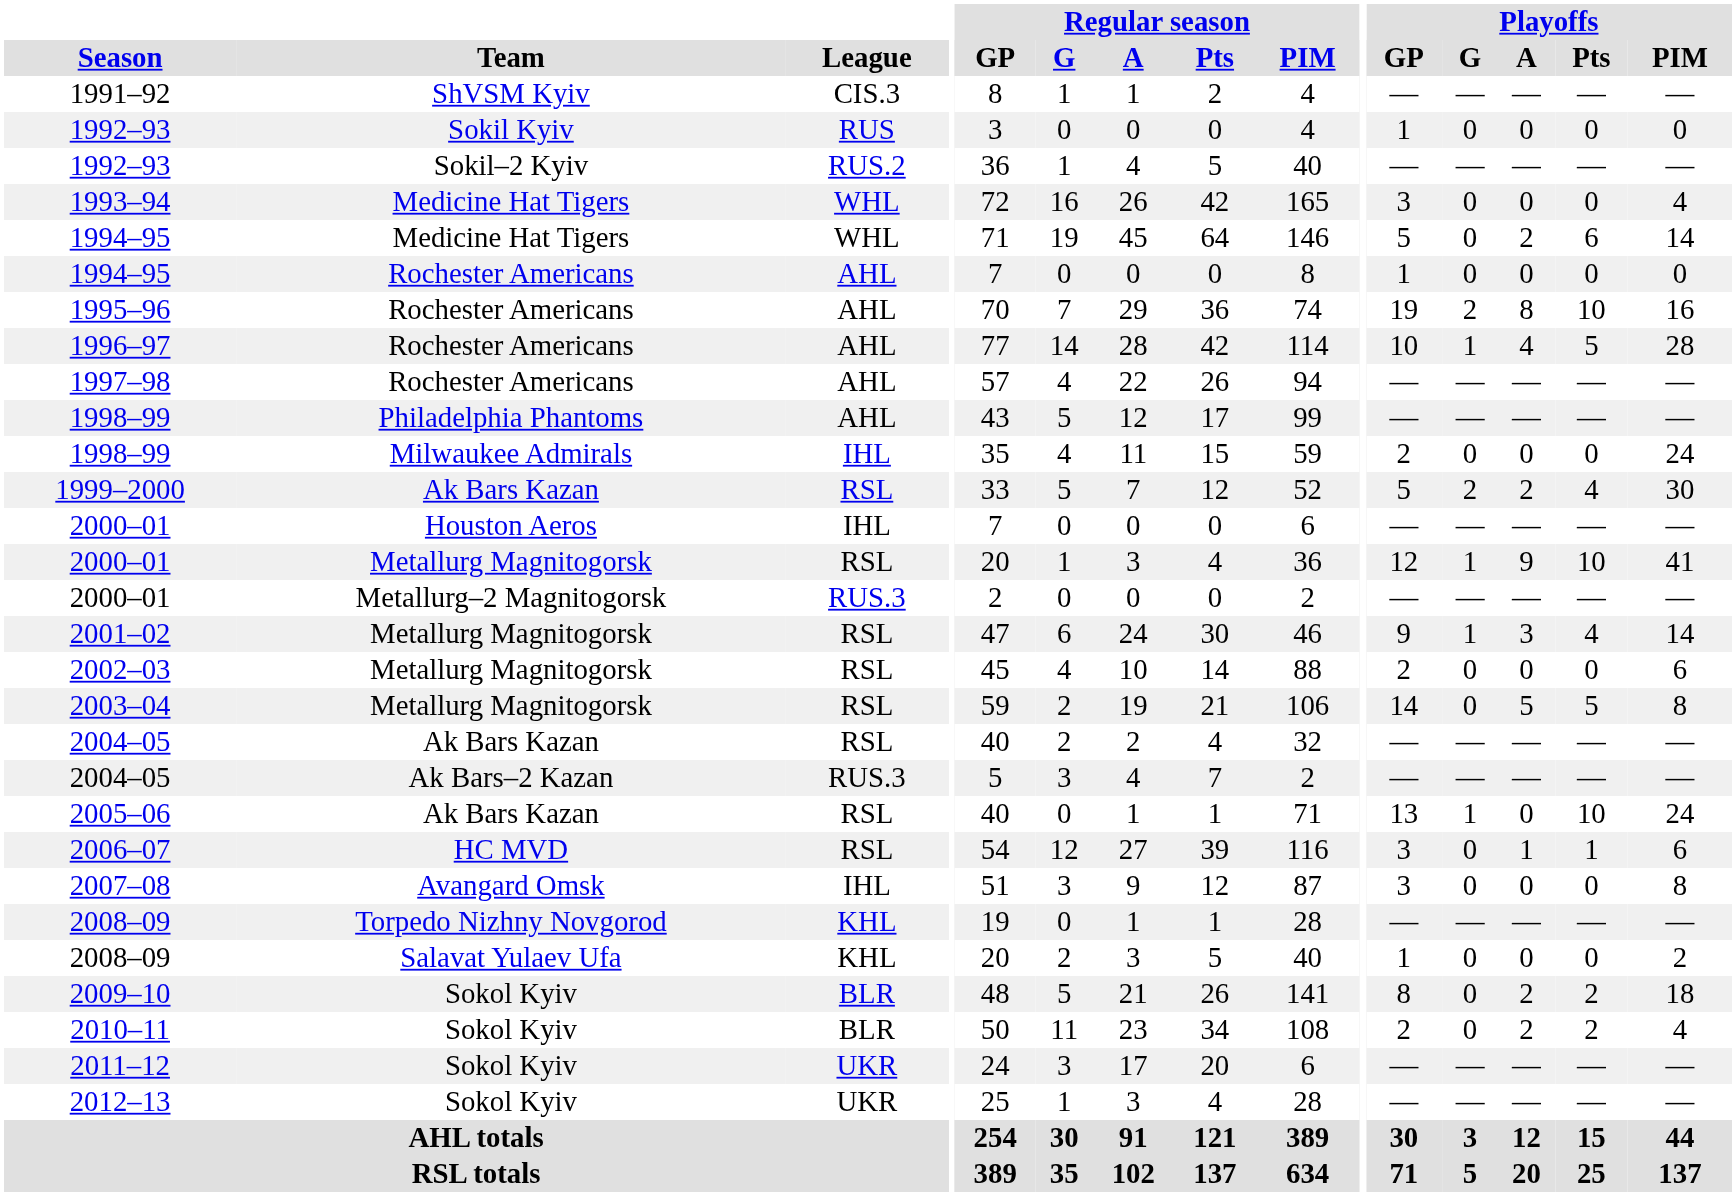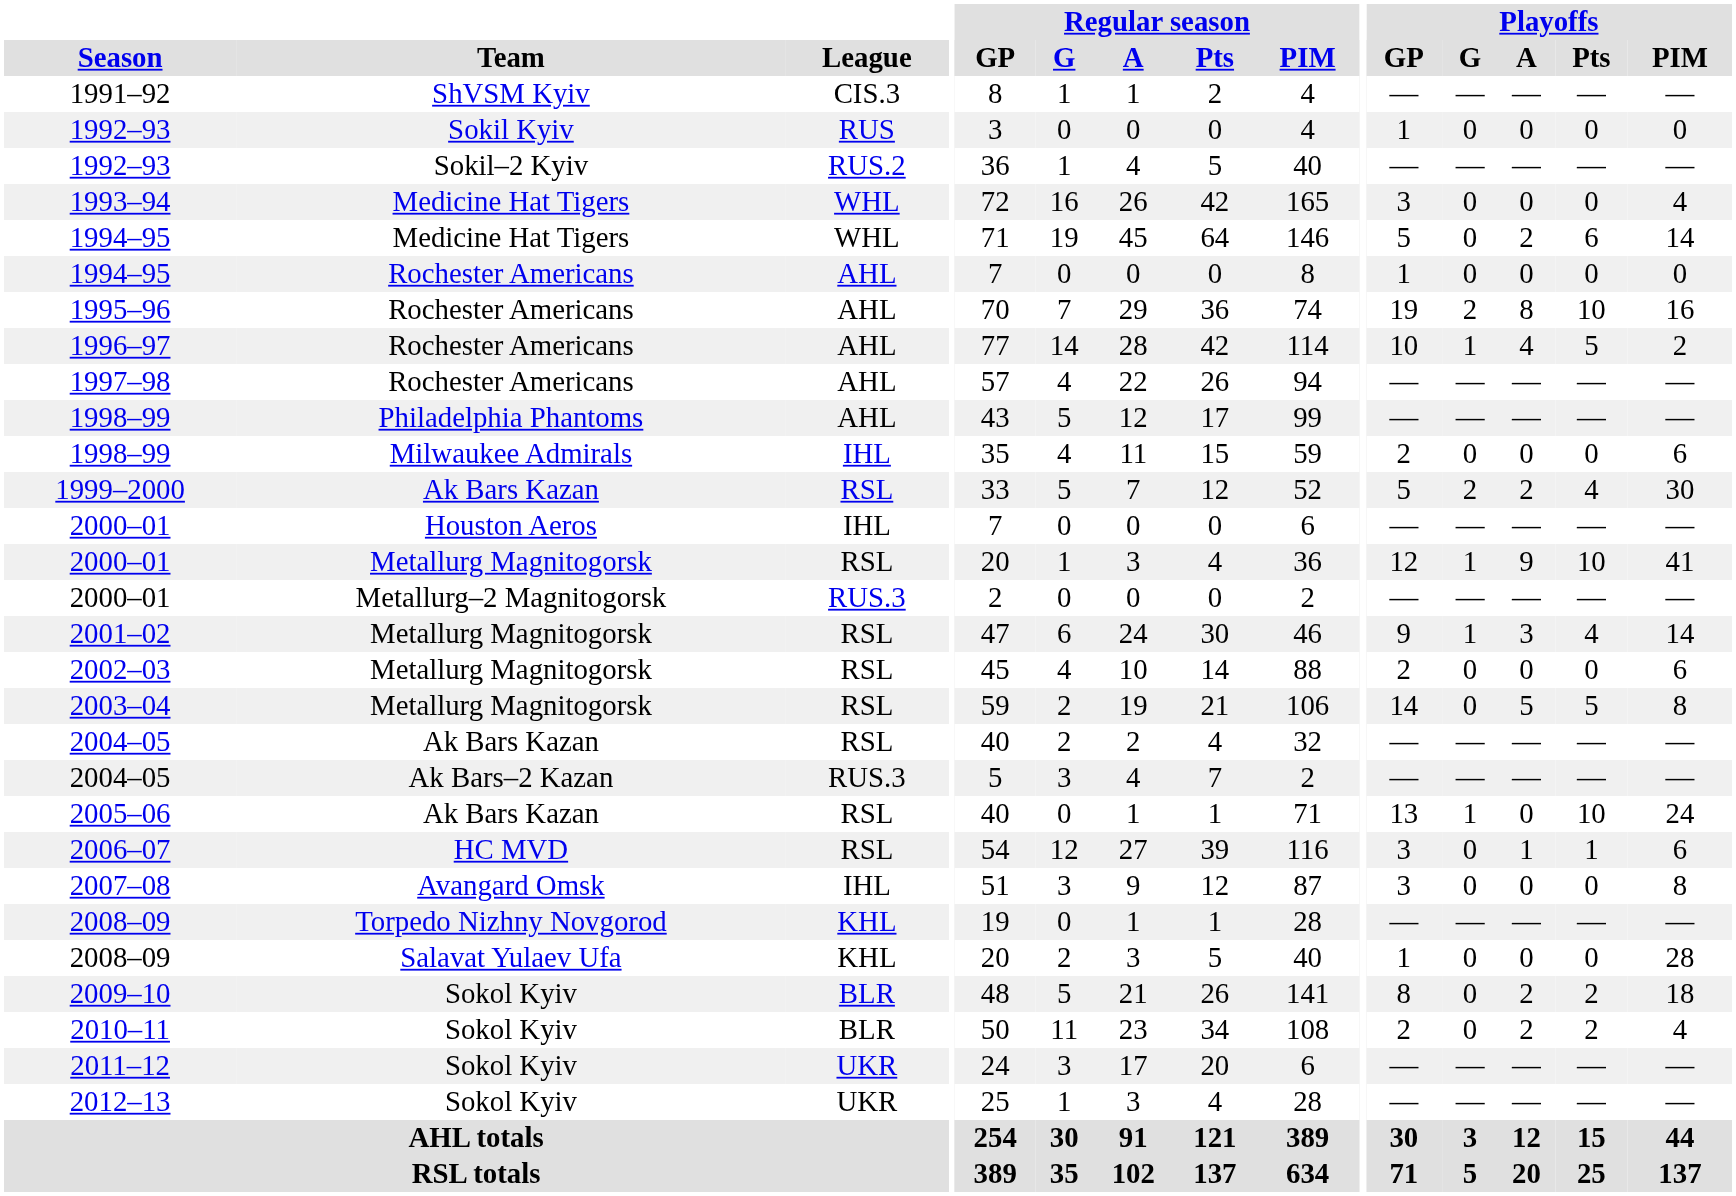(1680, 345) 28 -> (1680, 345) 2
(1680, 453) 24 -> (1680, 453) 6
(1680, 957) 2 -> (1680, 957) 28
